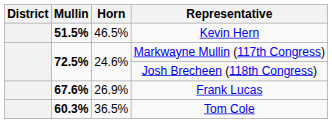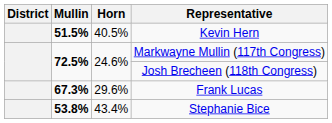(111, 33) 46.5% -> (111, 33) 40.5%
(71, 90) 67.6% -> (71, 90) 67.3%
(111, 90) 26.9% -> (111, 90) 29.6%
- row: (229, 109)
+ row: (229, 109)
